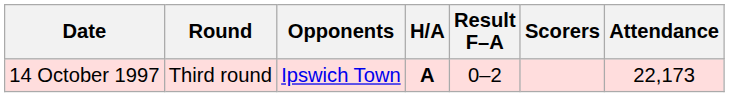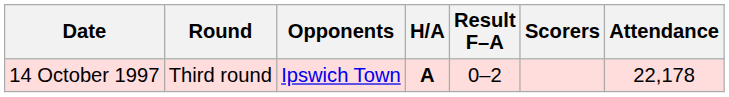(664, 75) 22,173 -> (664, 75) 22,178
